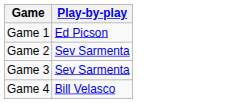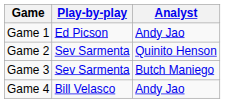+ column: (176, 13)
